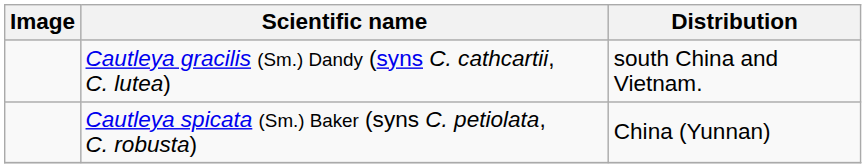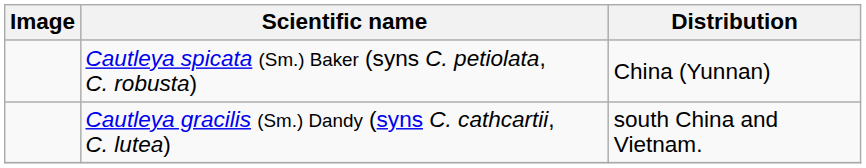rows swapped: (320, 70) <-> (316, 132)
